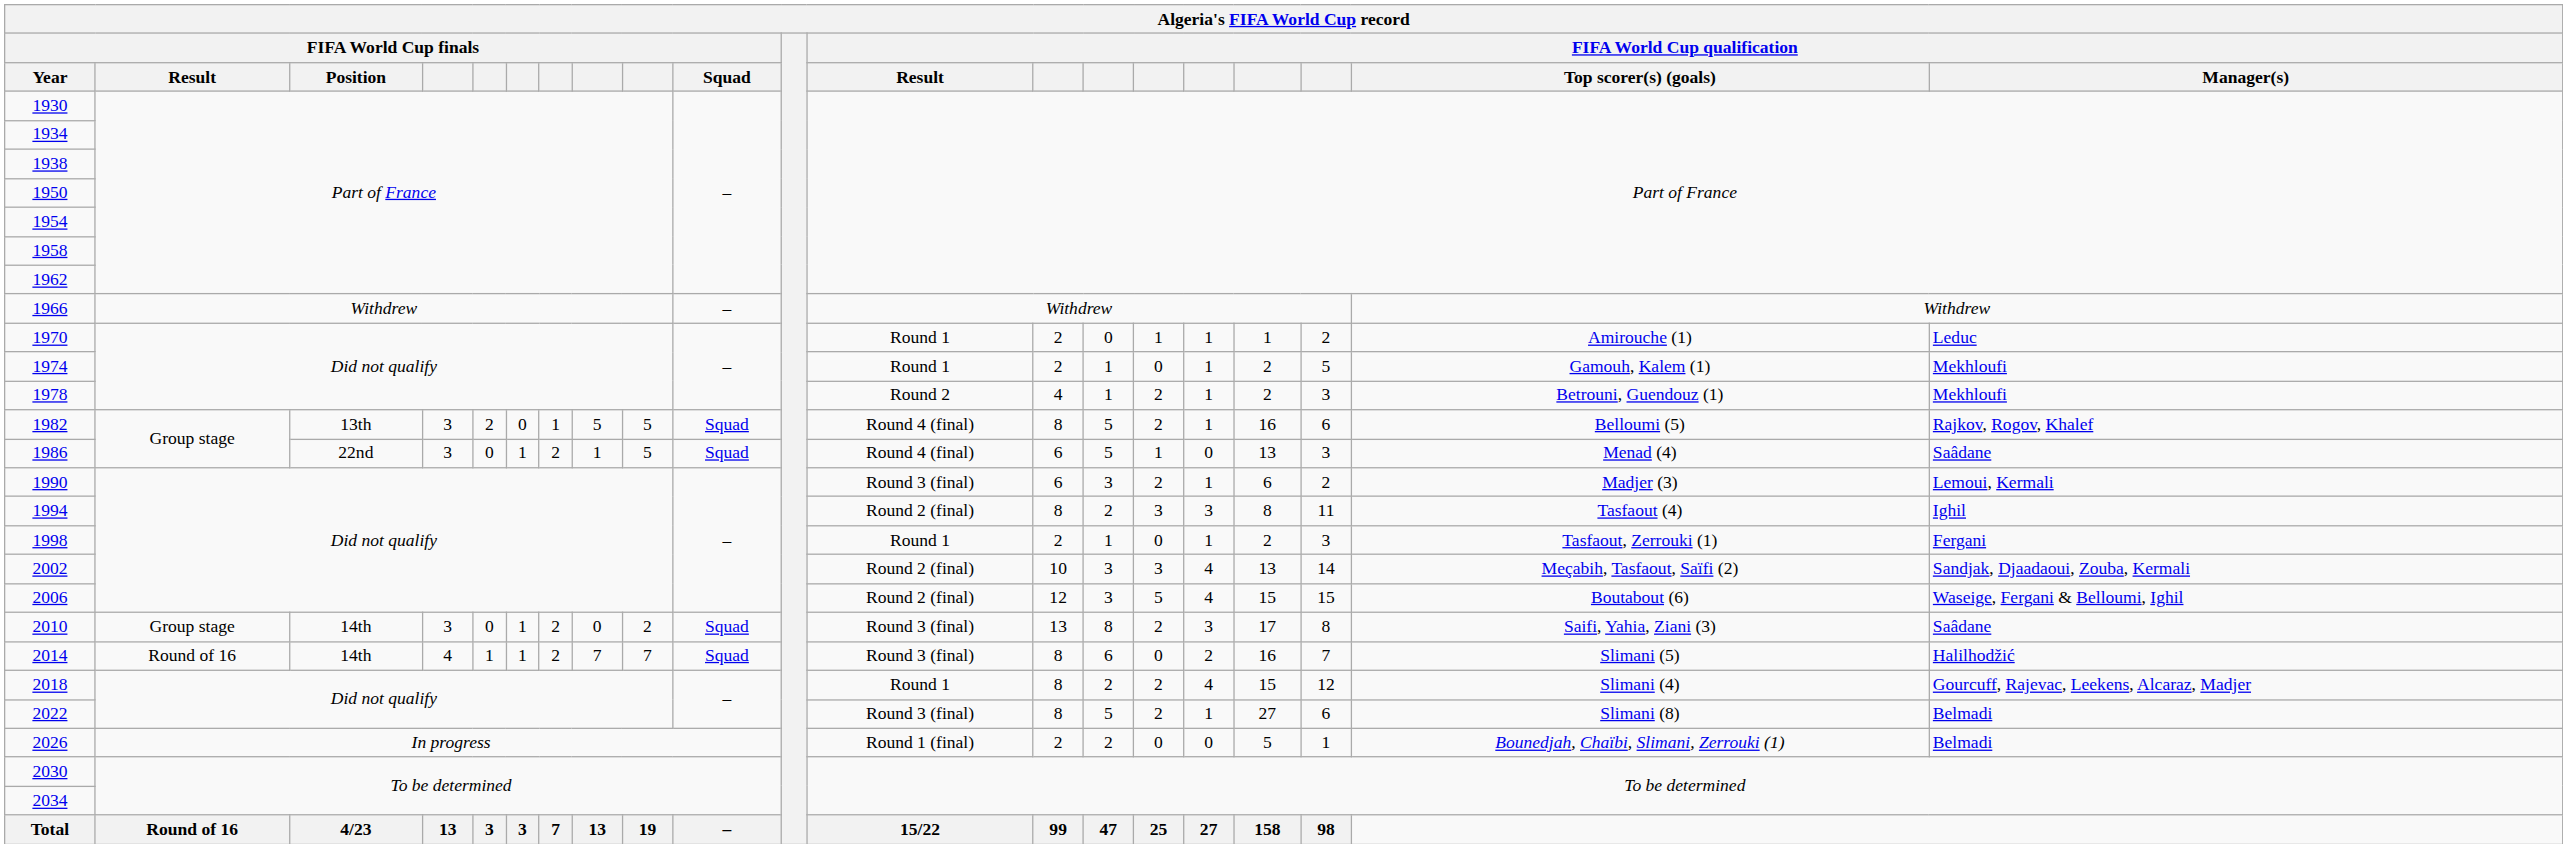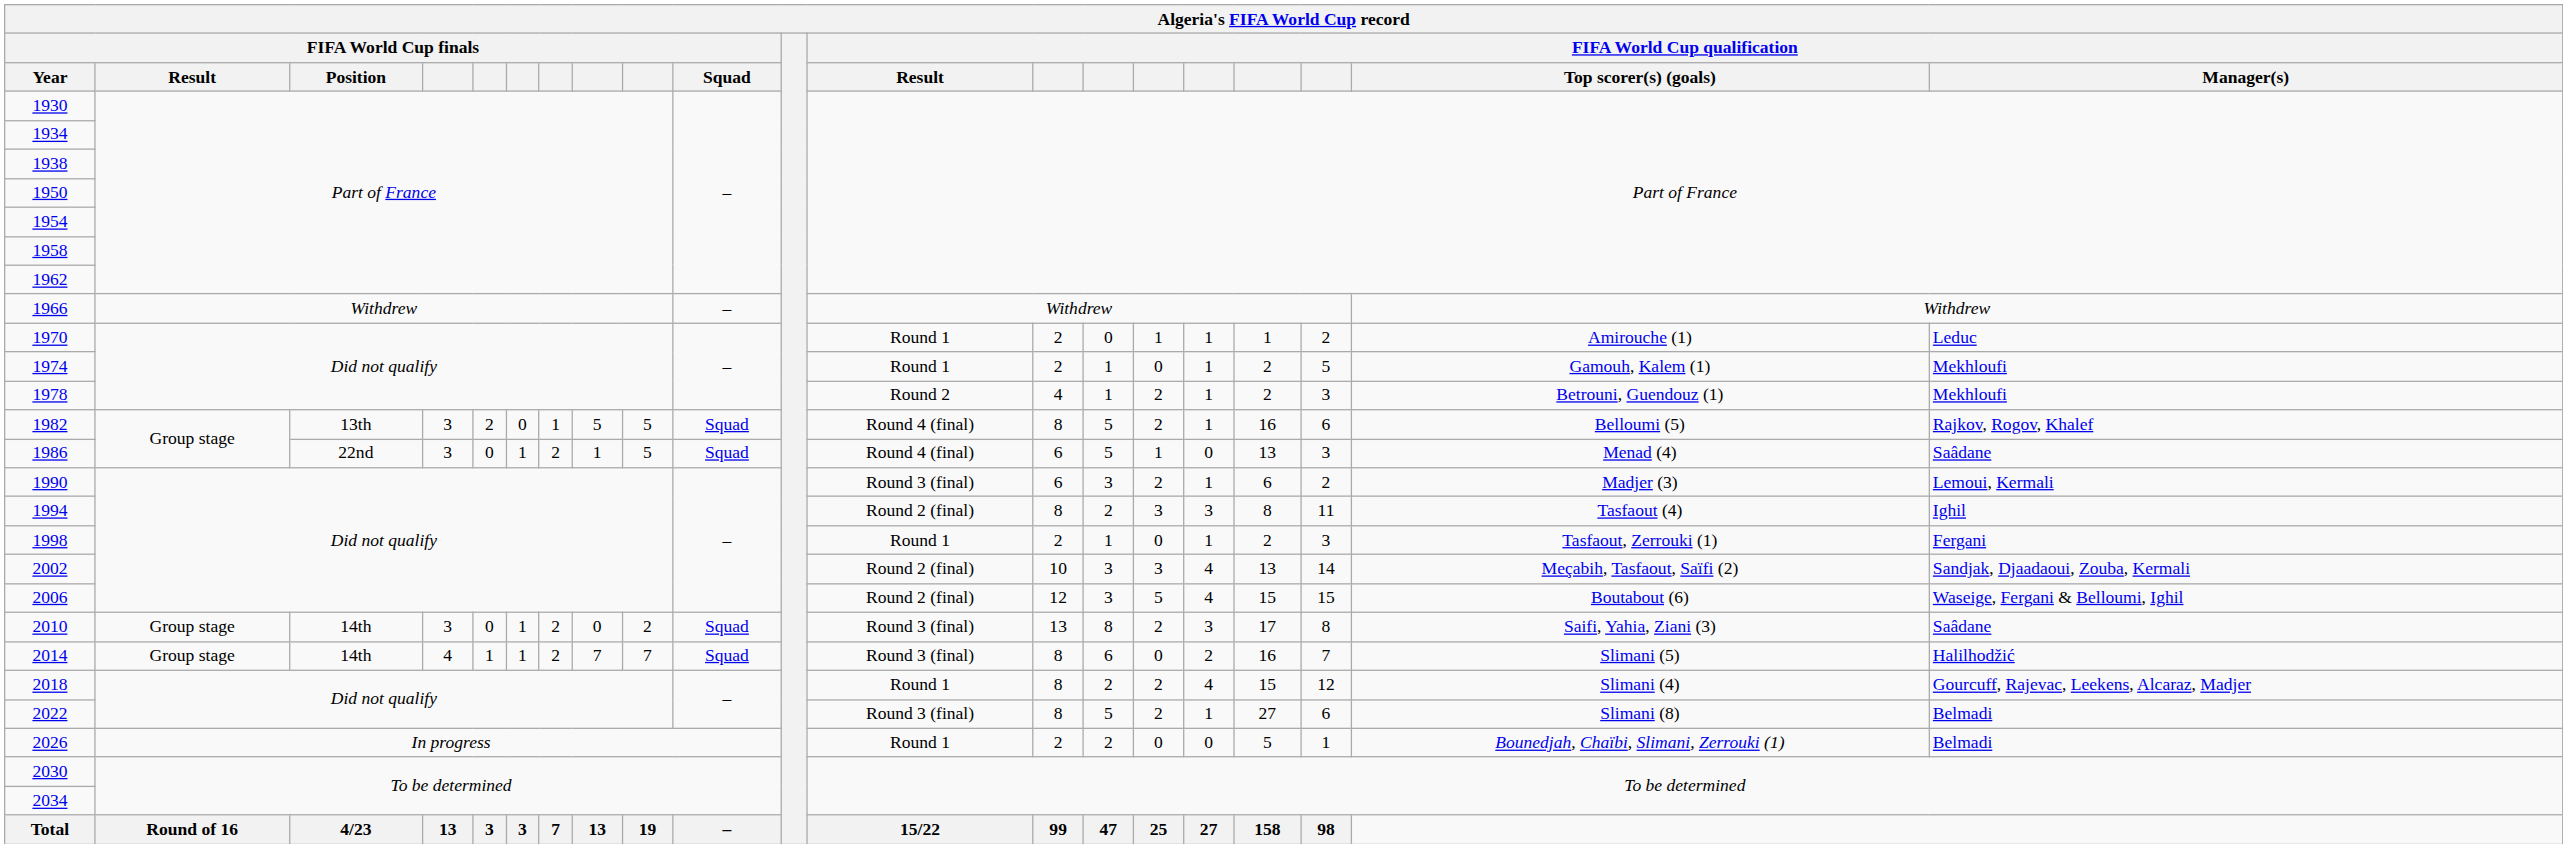(192, 655) Round of 16 -> (192, 655) Group stage
(920, 742) Round 1 (final) -> (920, 742) Round 1
